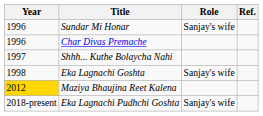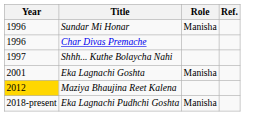(209, 27) Sanjay's wife -> (200, 27) Manisha
(16, 73) 1998 -> (16, 73) 2001
(209, 73) Sanjay's wife -> (200, 73) Manisha
(209, 103) Sanjay's wife -> (200, 103) Manisha
